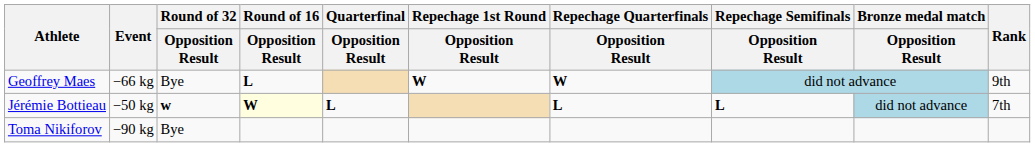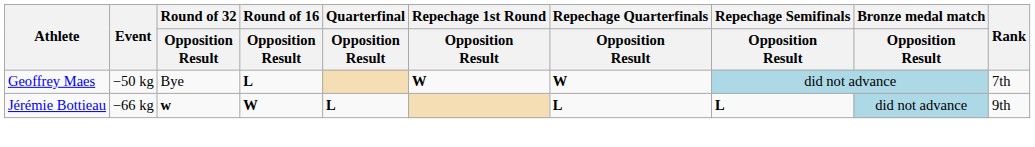(133, 82) −66 kg -> (133, 82) −50 kg
(1001, 82) 9th -> (1001, 82) 7th
(133, 106) −50 kg -> (133, 106) −66 kg
(251, 106) lightyellow background -> (251, 106) no background
(1001, 106) 7th -> (1001, 106) 9th
- row: (55, 130)
